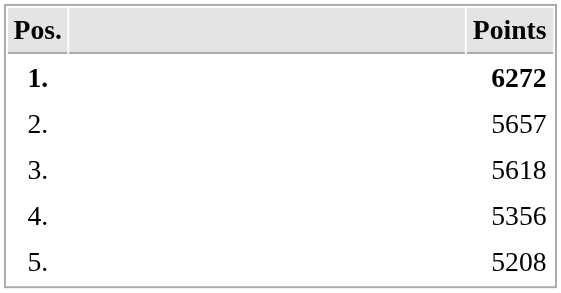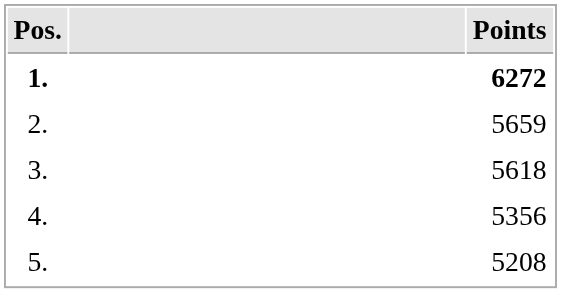(519, 123) 5657 -> (519, 123) 5659
